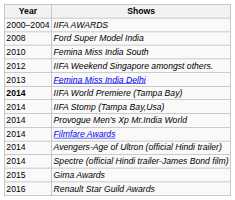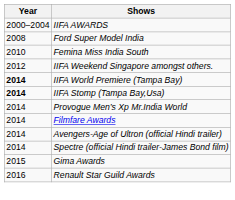- row: (100, 80)
(16, 107) normal -> (16, 93) bold
